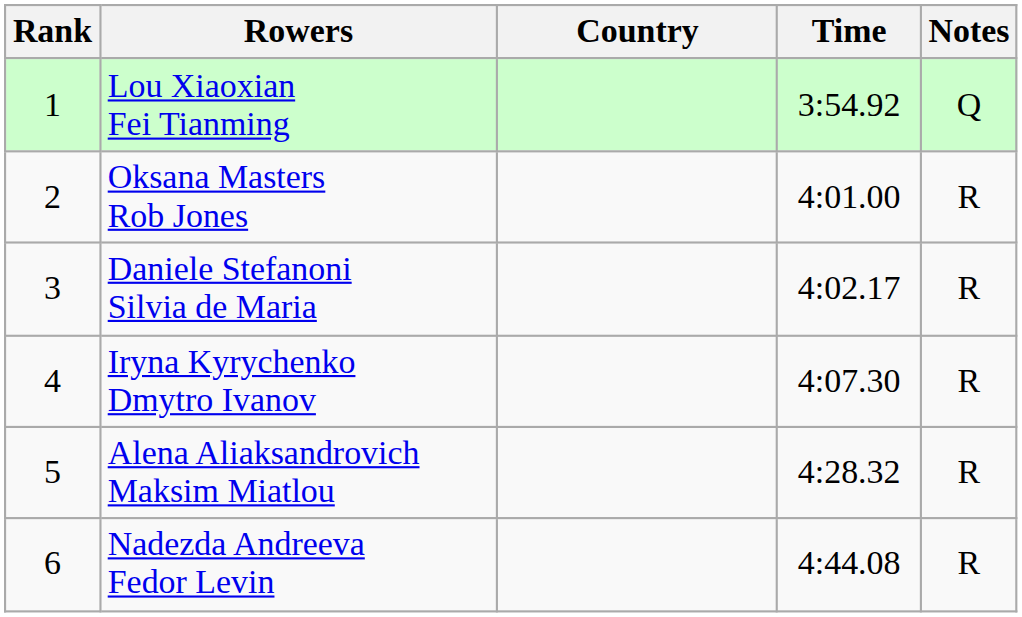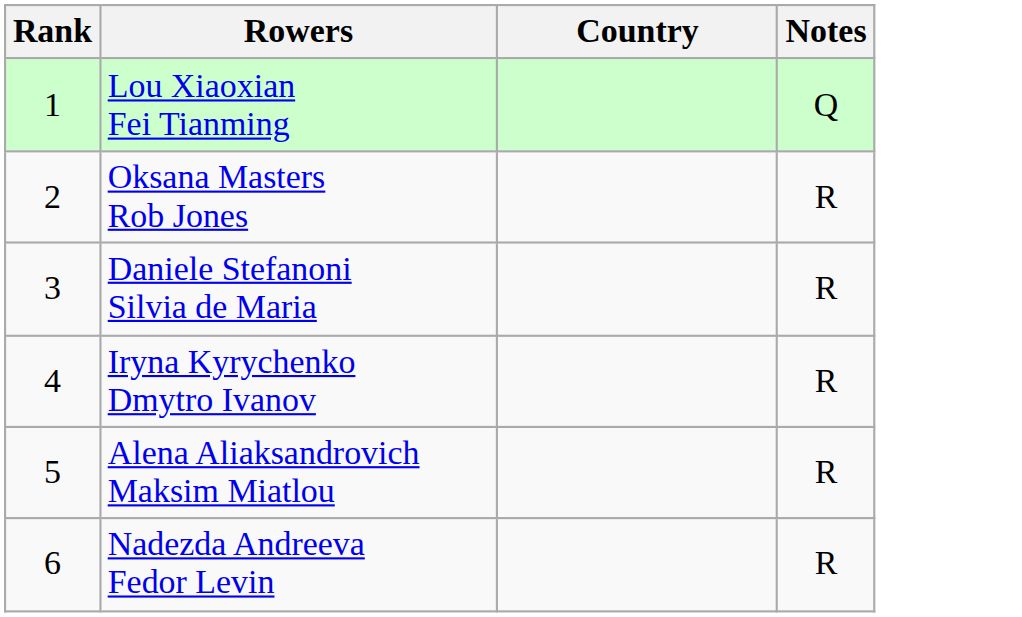- column: (849, 31)
